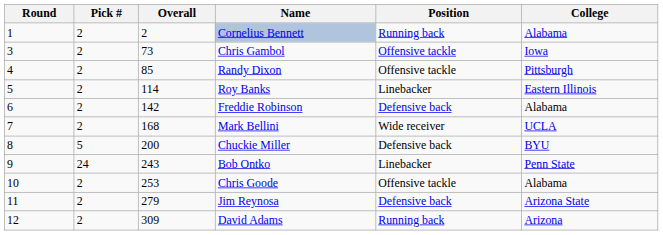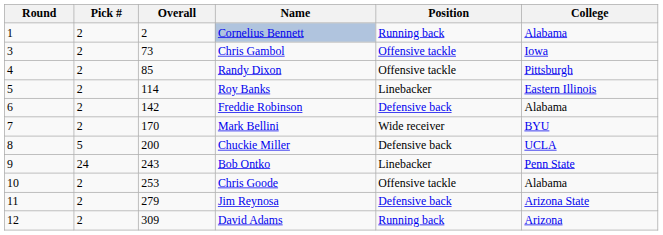(150, 126) 168 -> (150, 126) 170
(541, 126) UCLA -> (537, 126) BYU
(537, 145) BYU -> (541, 145) UCLA
